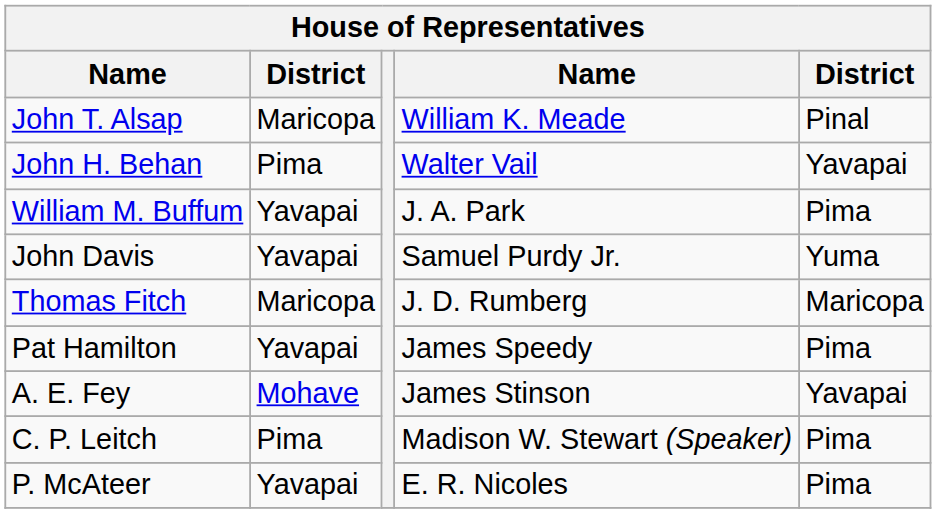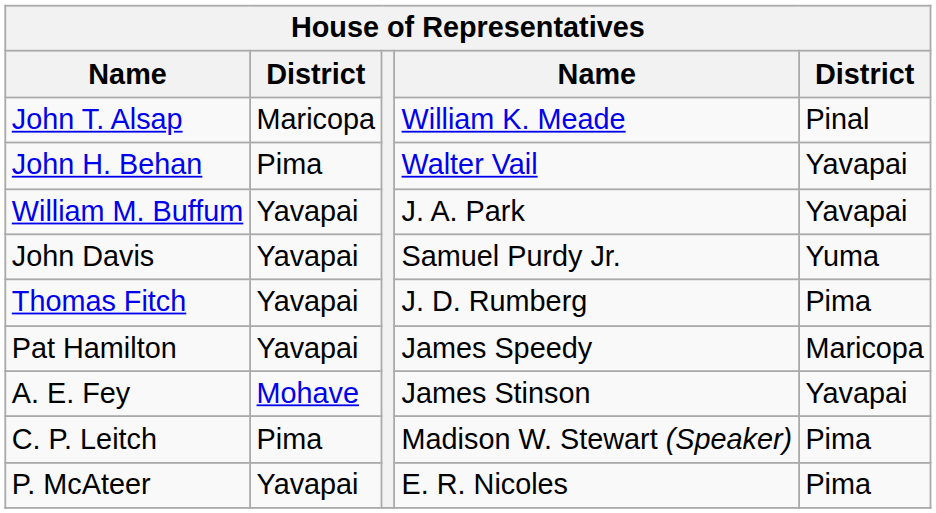(838, 210) Pima -> (856, 210) Yavapai
(316, 302) Maricopa -> (308, 302) Yavapai
(865, 302) Maricopa -> (838, 302) Pima
(838, 347) Pima -> (865, 347) Maricopa
